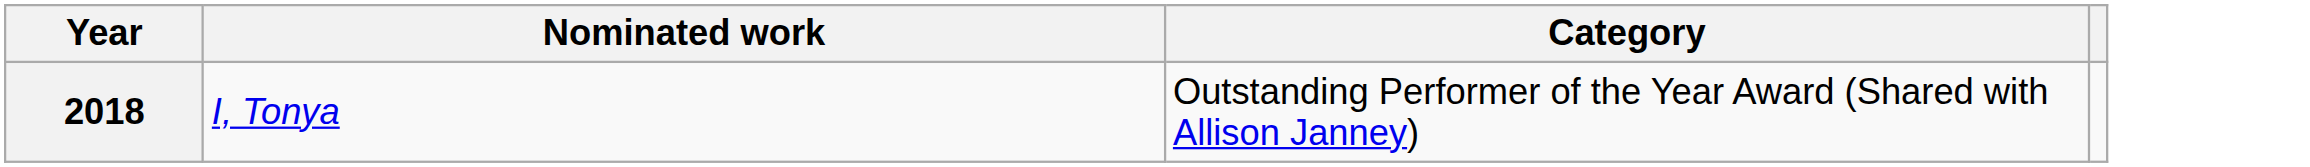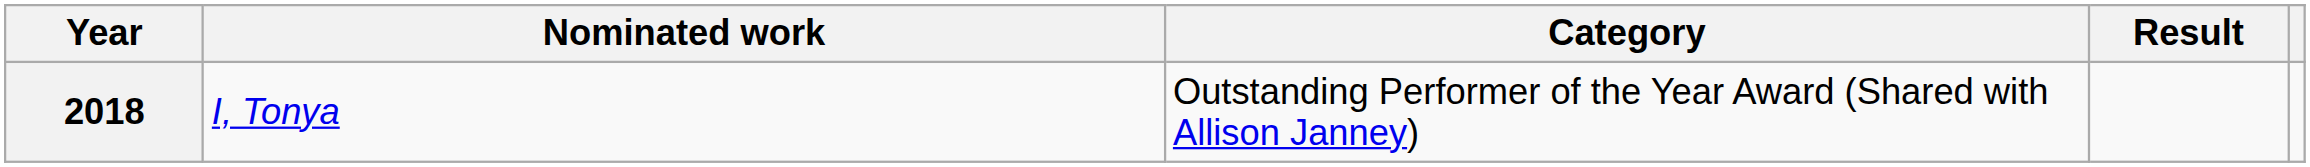+ column: (2188, 33)
